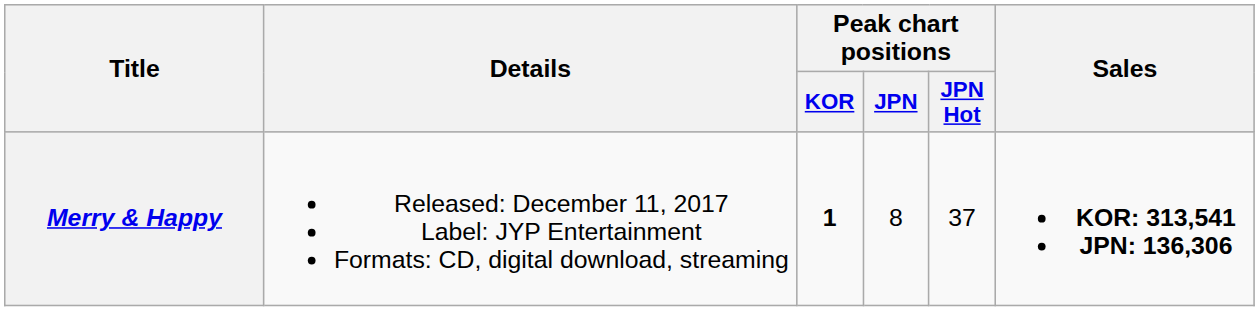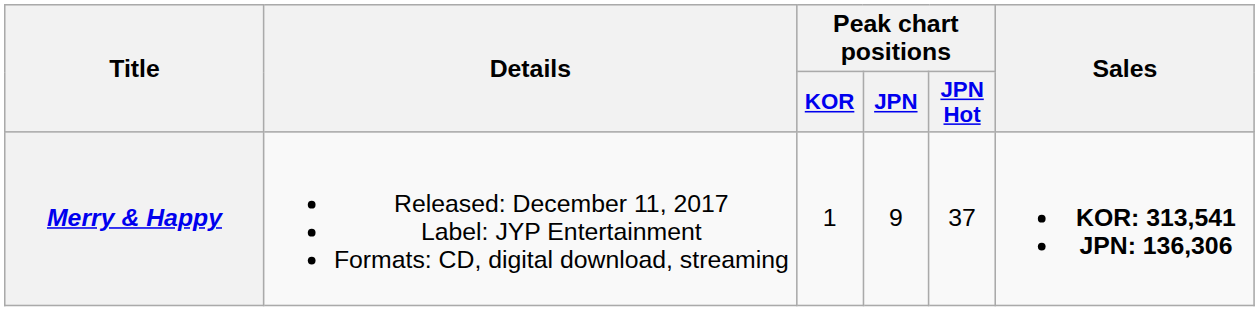(830, 218) bold -> (830, 218) normal
(896, 218) 8 -> (896, 218) 9
